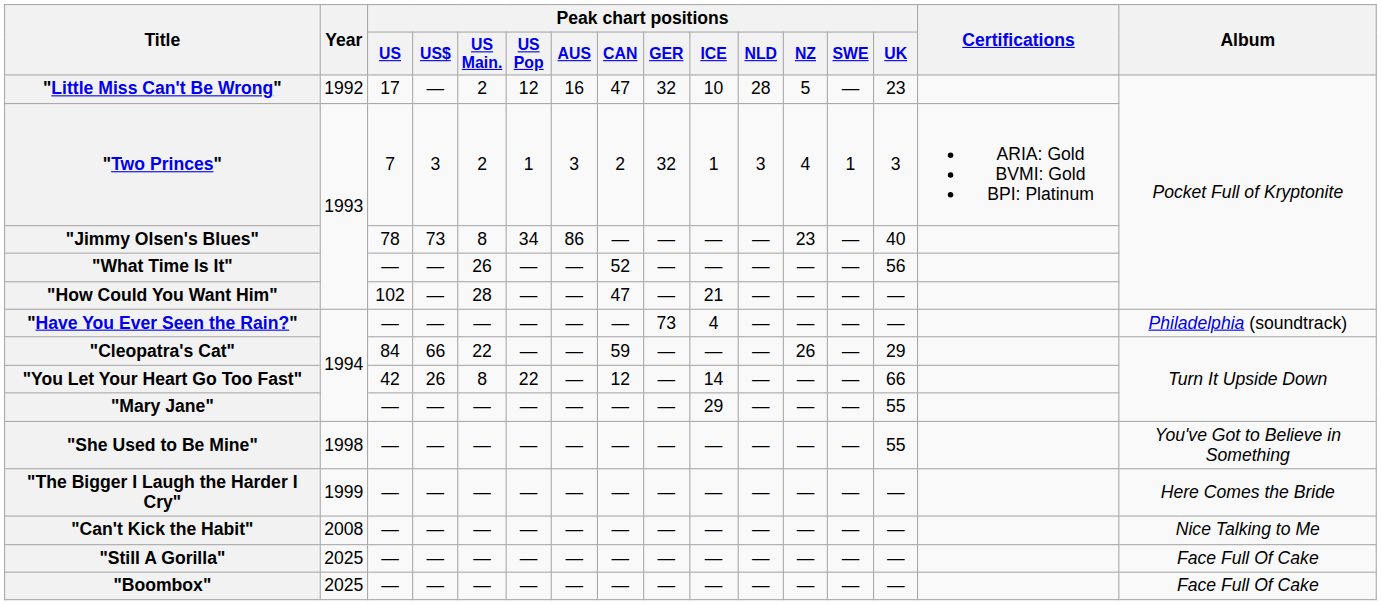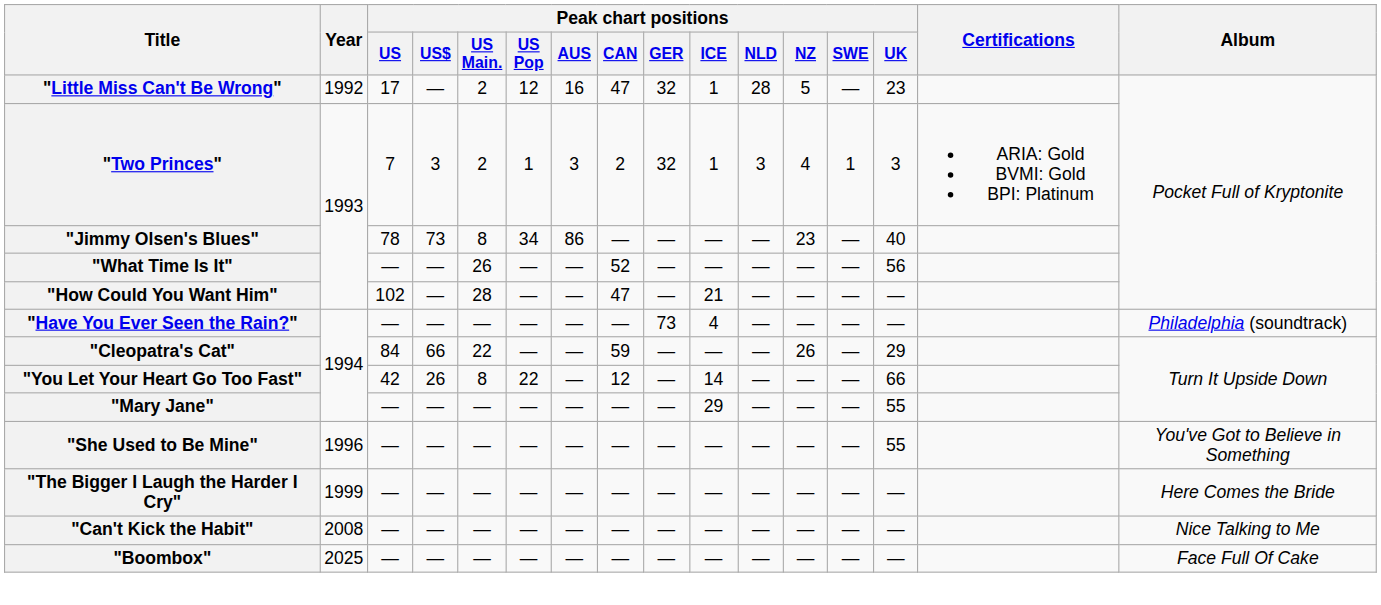(714, 88) 10 -> (714, 88) 1
(344, 444) 1998 -> (344, 444) 1996
- row: (162, 558)
